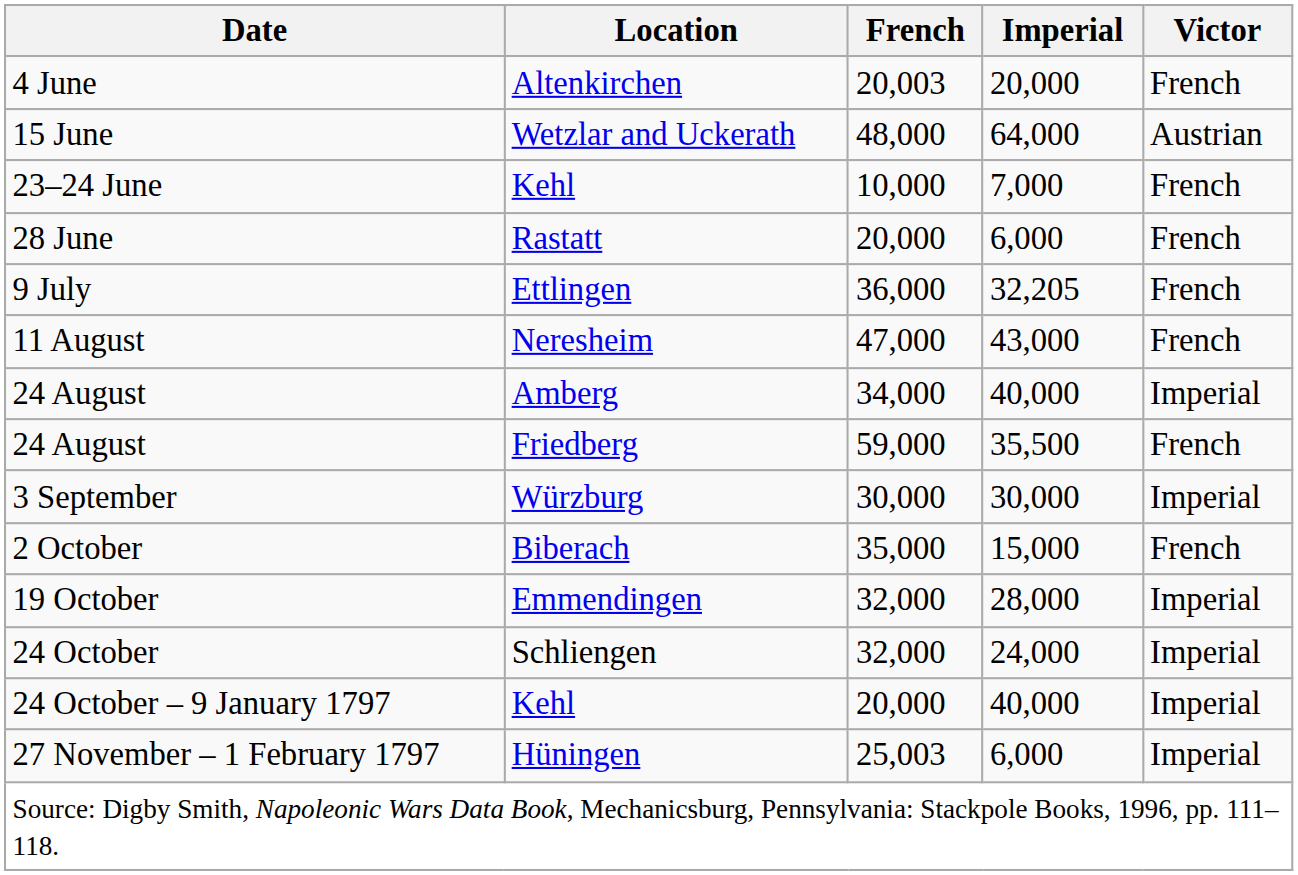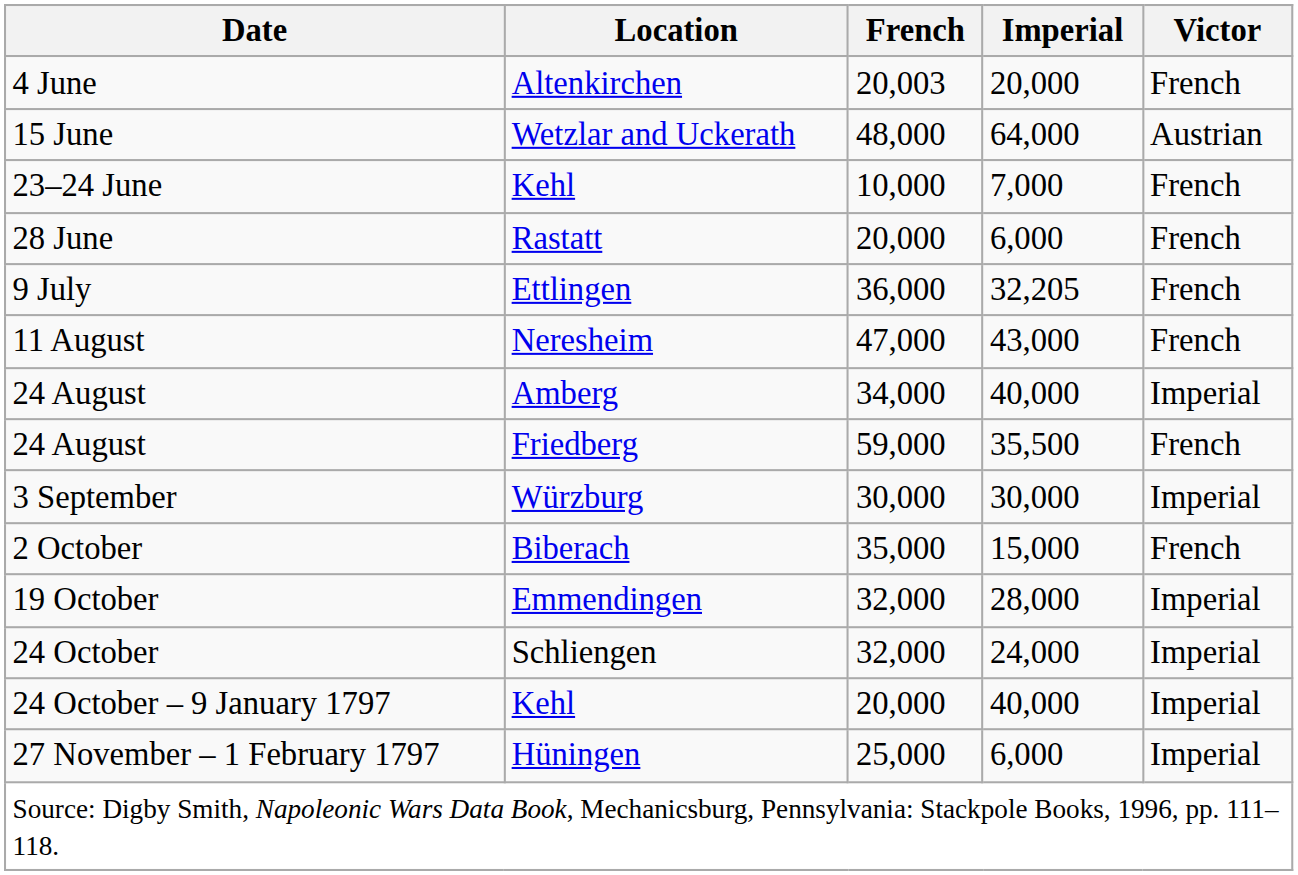(901, 755) 25,003 -> (901, 755) 25,000
